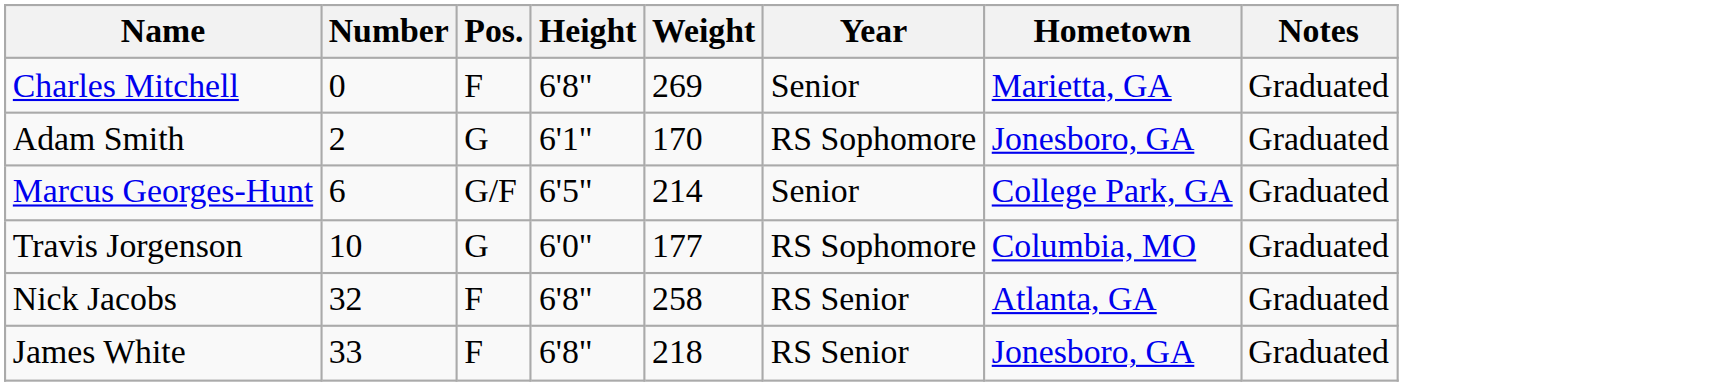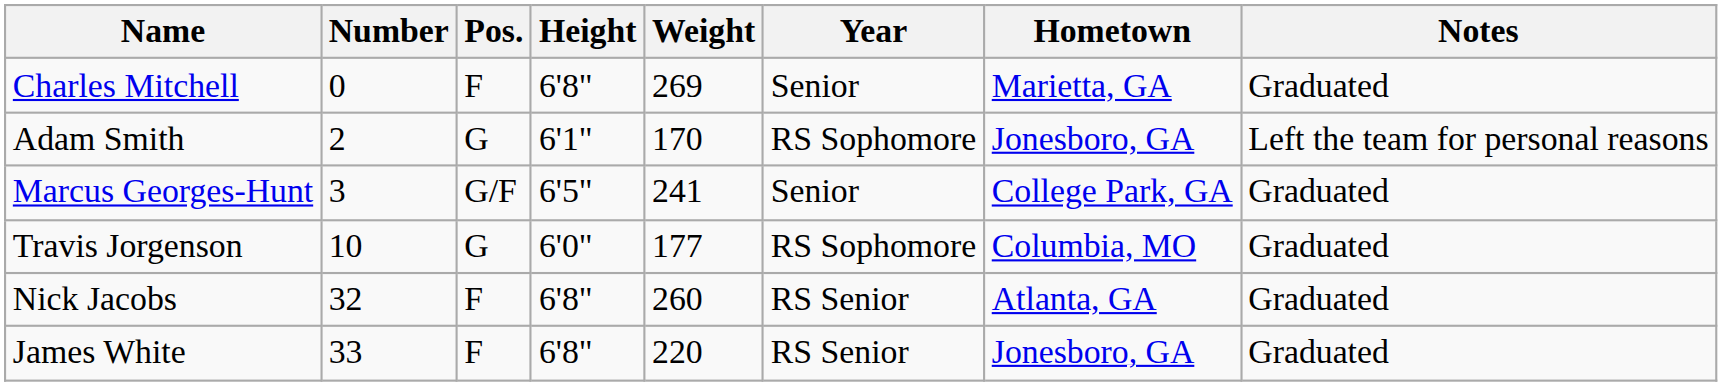(1319, 138) Graduated -> (1478, 138) Left the team for personal reasons
(337, 191) 6 -> (337, 191) 3
(677, 191) 214 -> (677, 191) 241
(677, 298) 258 -> (677, 298) 260
(677, 352) 218 -> (677, 352) 220
